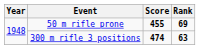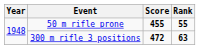(183, 24) 69 -> (183, 24) 55
(157, 37) 474 -> (157, 37) 472
